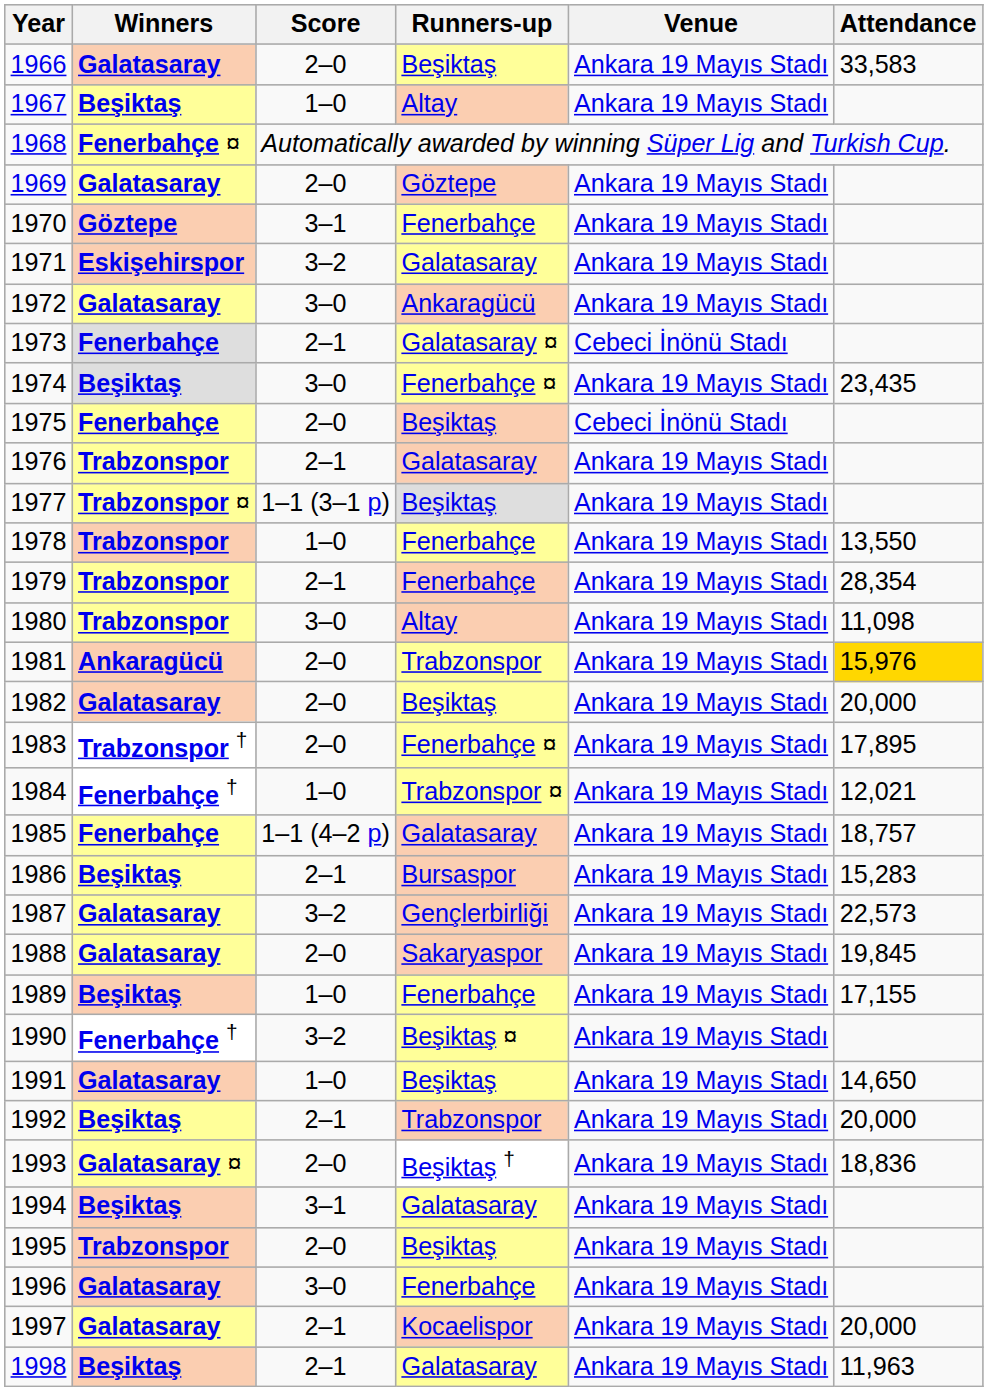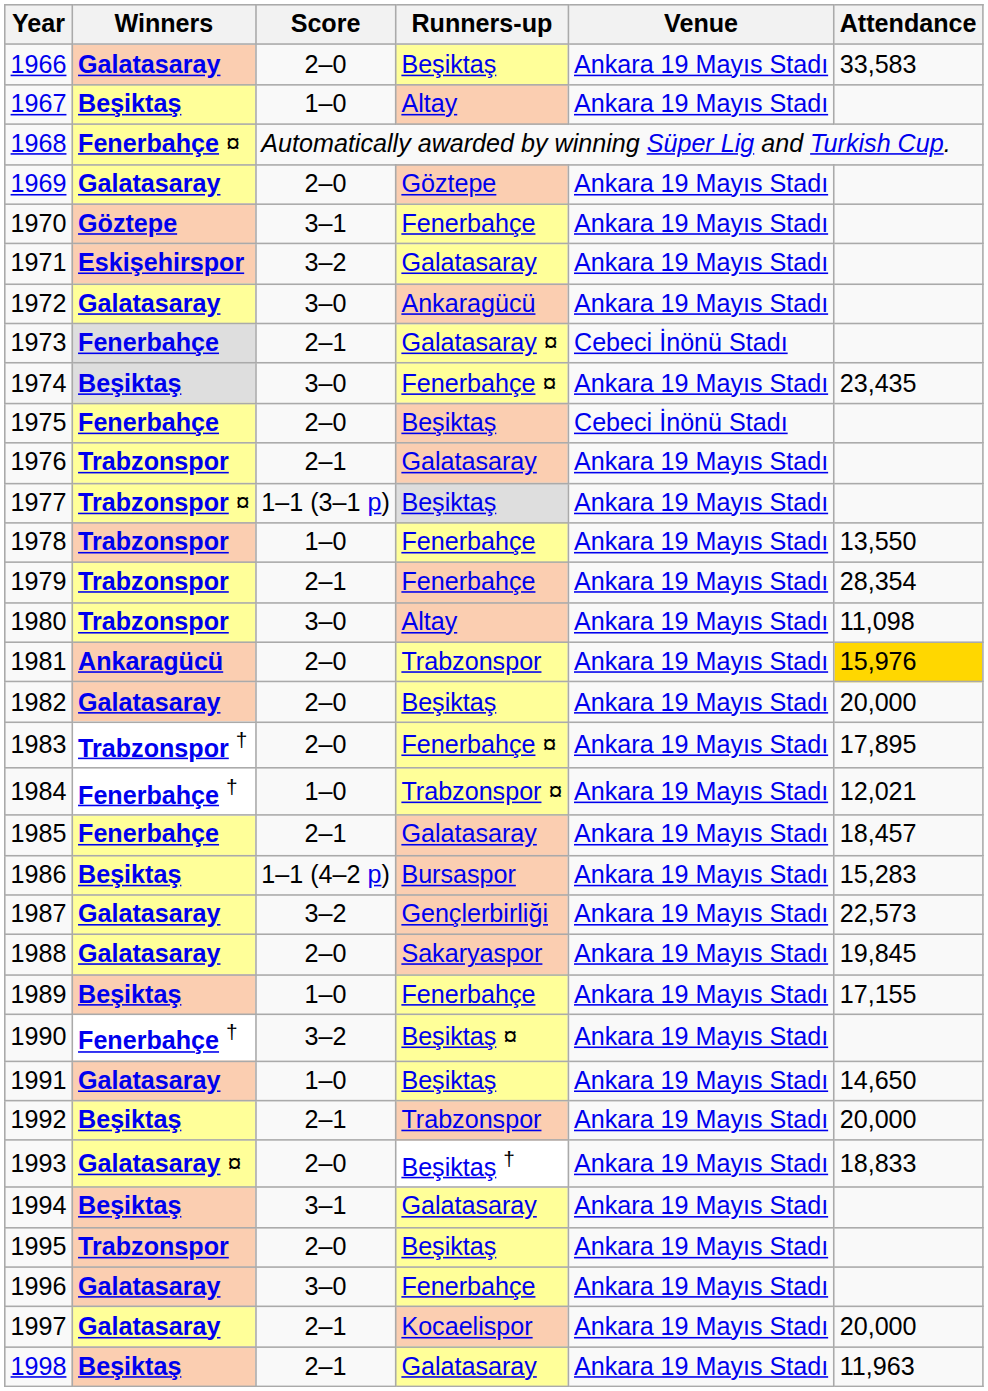(326, 834) 1–1 (4–2 p) -> (326, 834) 2–1
(878, 834) 18,757 -> (878, 834) 18,457
(326, 874) 2–1 -> (326, 874) 1–1 (4–2 p)
(878, 1163) 18,836 -> (878, 1163) 18,833
